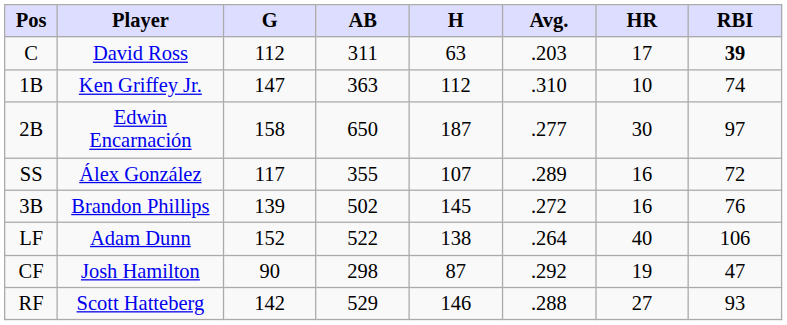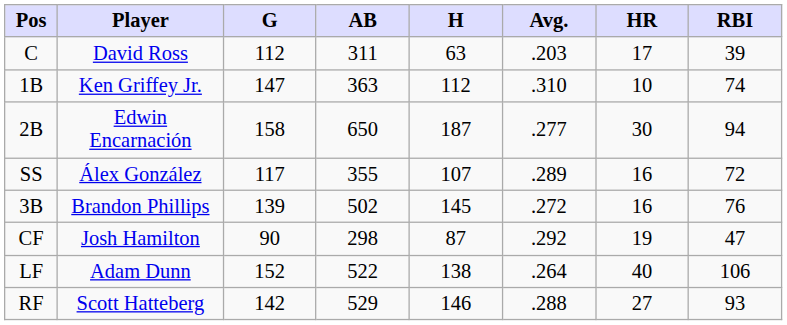(735, 53) bold -> (735, 53) normal
(735, 129) 97 -> (735, 129) 94
rows swapped: (31, 238) <-> (31, 271)
